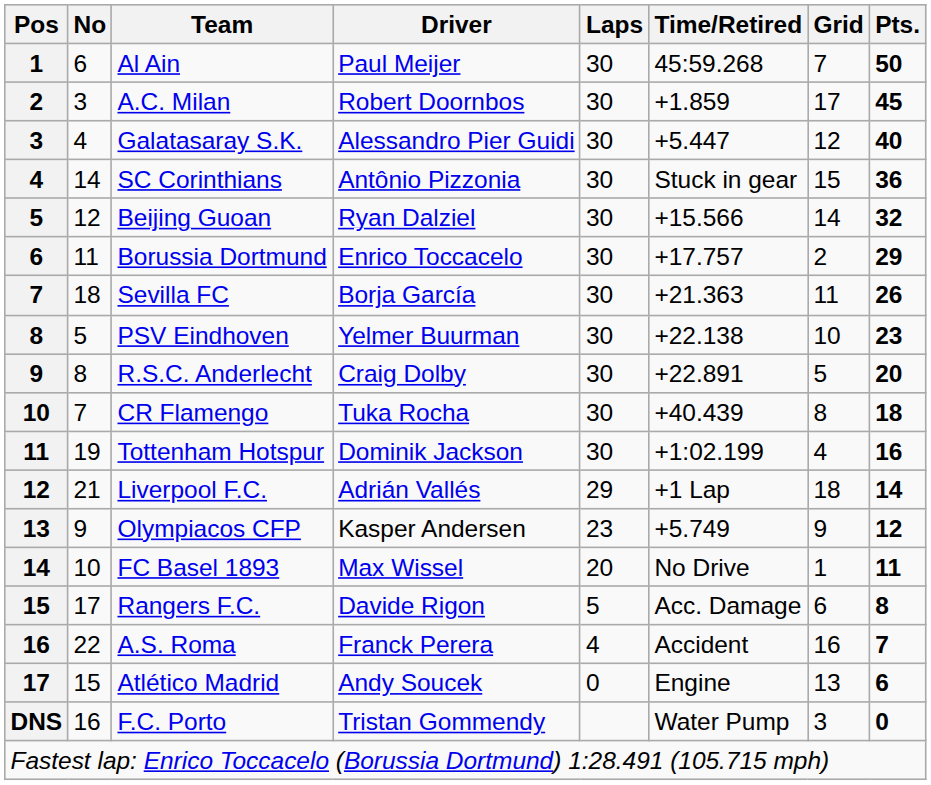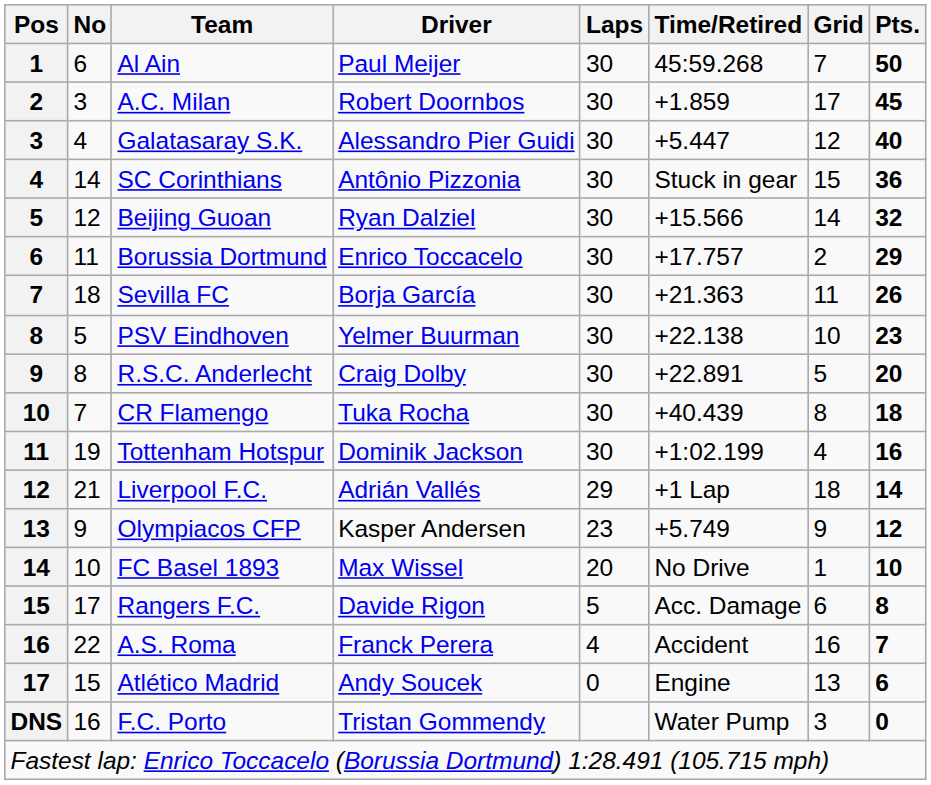(888, 567) 11 -> (889, 567) 10
